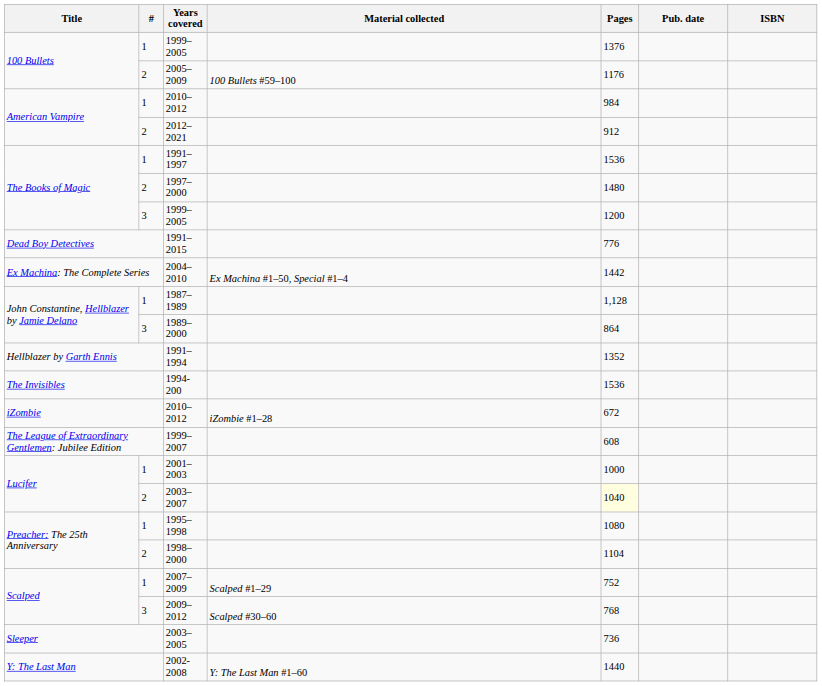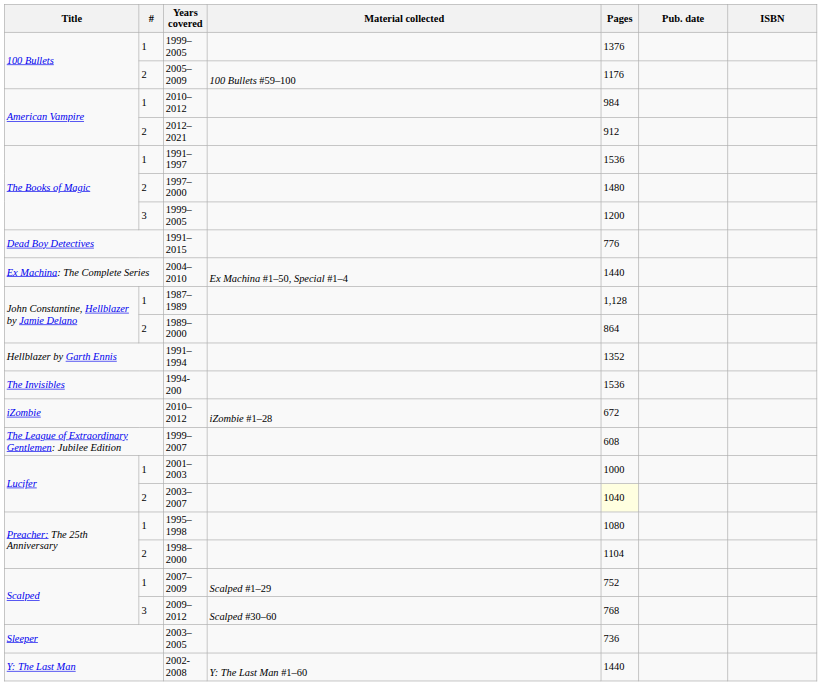(614, 272) 1442 -> (614, 272) 1440
(144, 328) 3 -> (144, 328) 2
